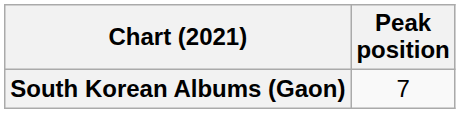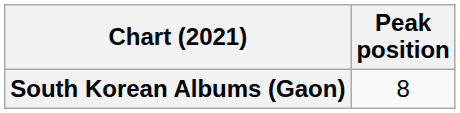(403, 88) 7 -> (403, 88) 8
